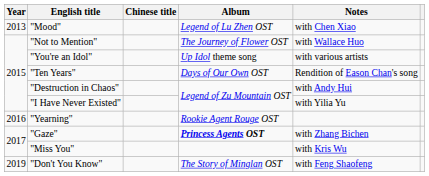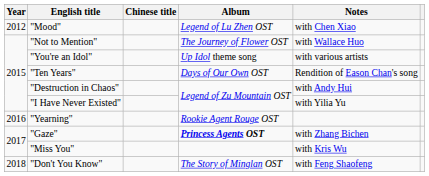(16, 27) 2013 -> (16, 27) 2012
(16, 164) 2019 -> (16, 164) 2018
